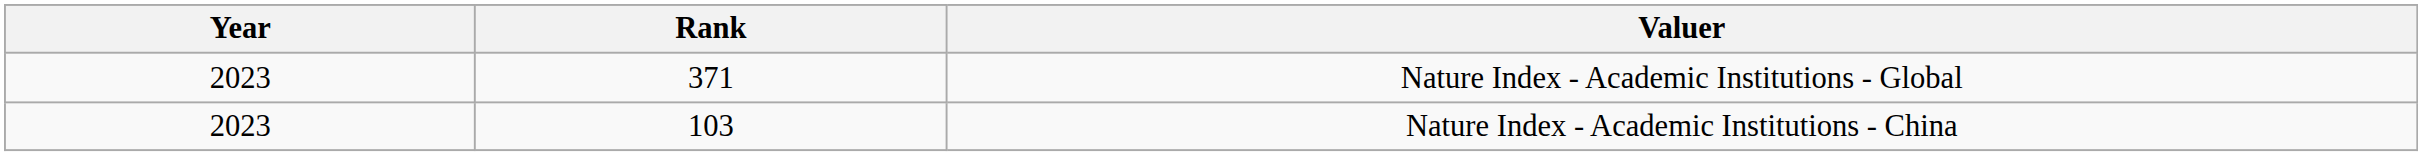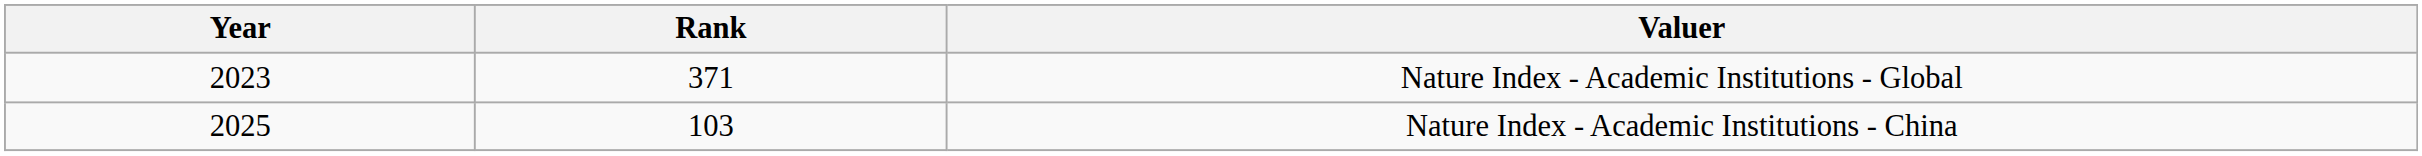(240, 125) 2023 -> (240, 125) 2025
